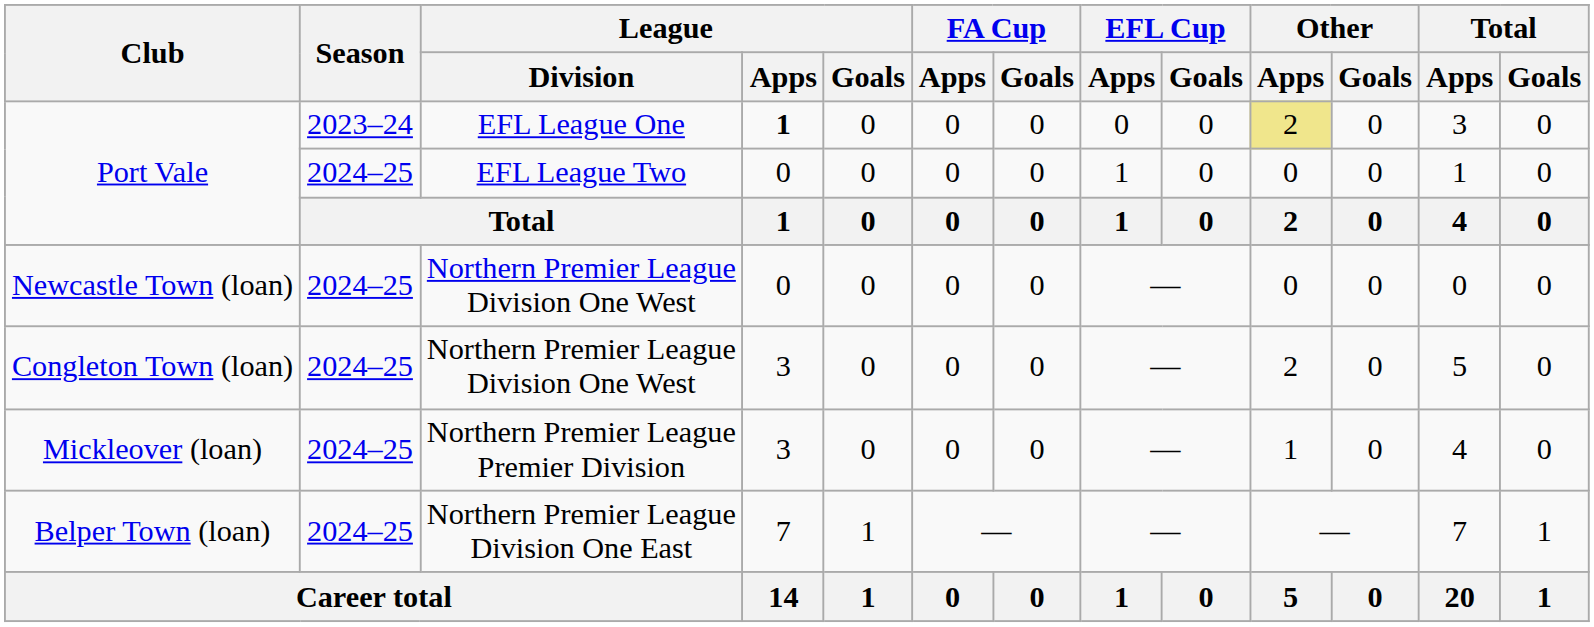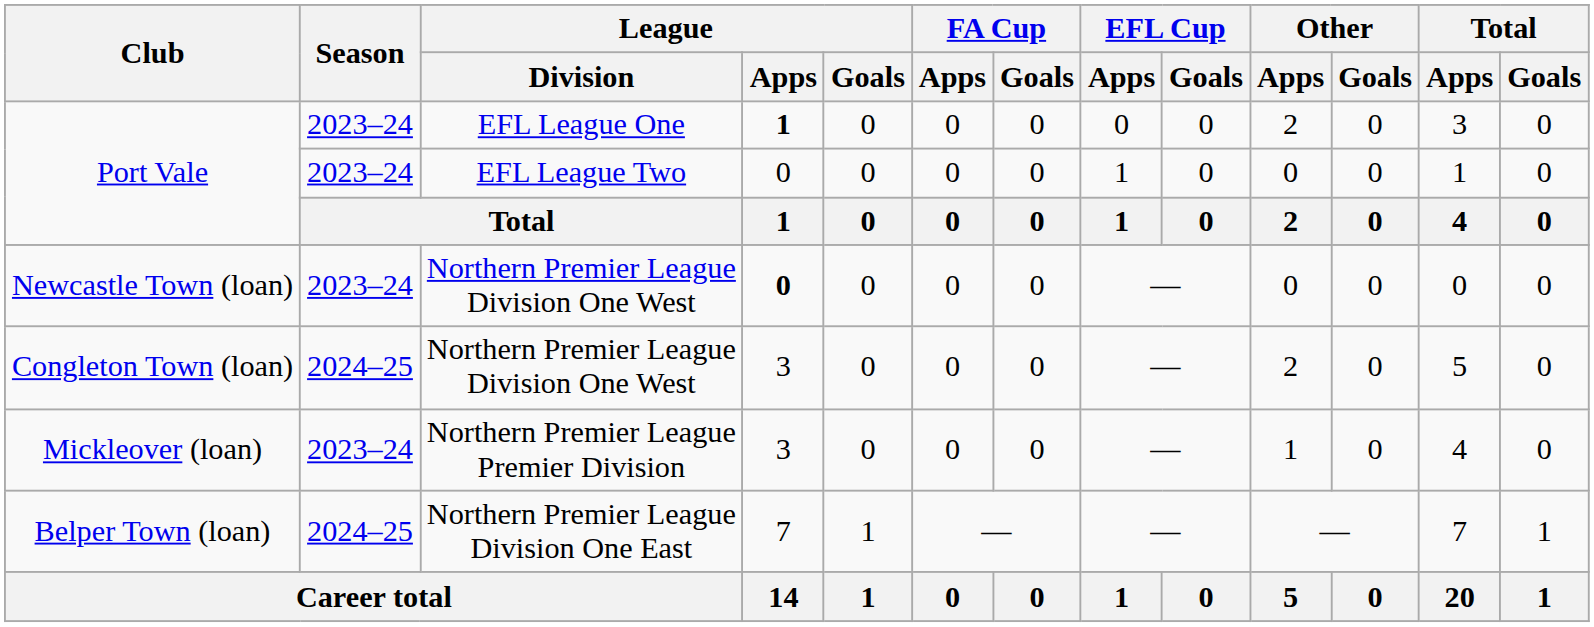(1291, 124) khaki background -> (1291, 124) no background
(360, 172) 2024–25 -> (360, 172) 2023–24
(360, 285) 2024–25 -> (360, 285) 2023–24
(783, 285) normal -> (783, 285) bold
(360, 449) 2024–25 -> (360, 449) 2023–24
